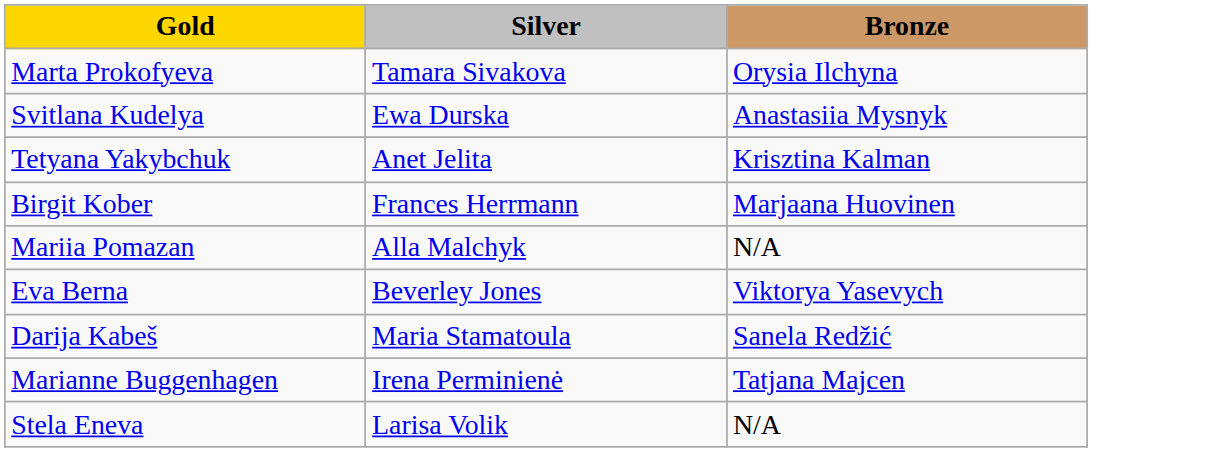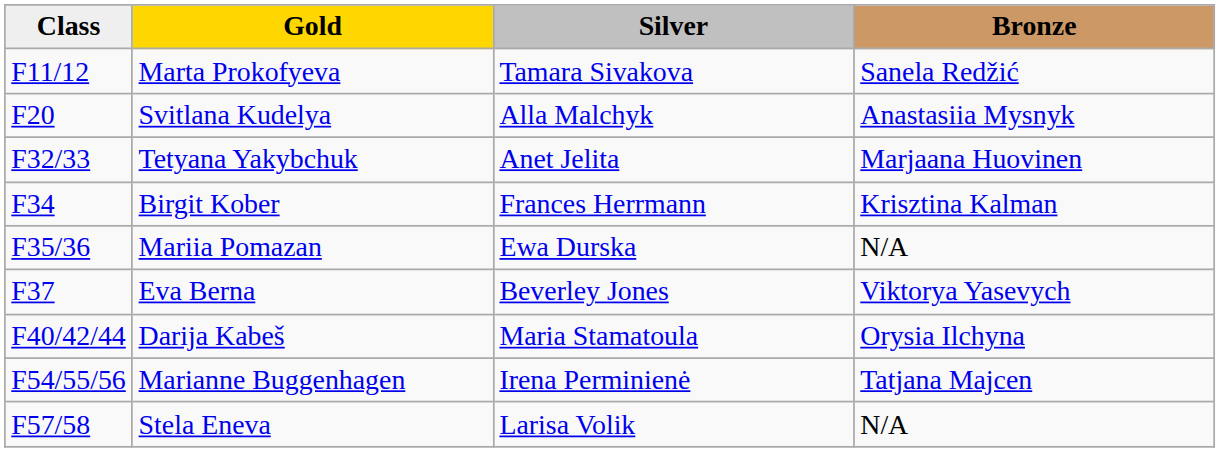+ column: (69, 26)
(815, 70) Orysia Ilchyna -> (940, 70) Sanela Redžić
(441, 114) Ewa Durska -> (576, 114) Alla Malchyk
(832, 159) Krisztina Kalman -> (971, 159) Marjaana Huovinen
(844, 203) Marjaana Huovinen -> (959, 203) Krisztina Kalman
(449, 247) Alla Malchyk -> (568, 247) Ewa Durska
(812, 335) Sanela Redžić -> (943, 335) Orysia Ilchyna
